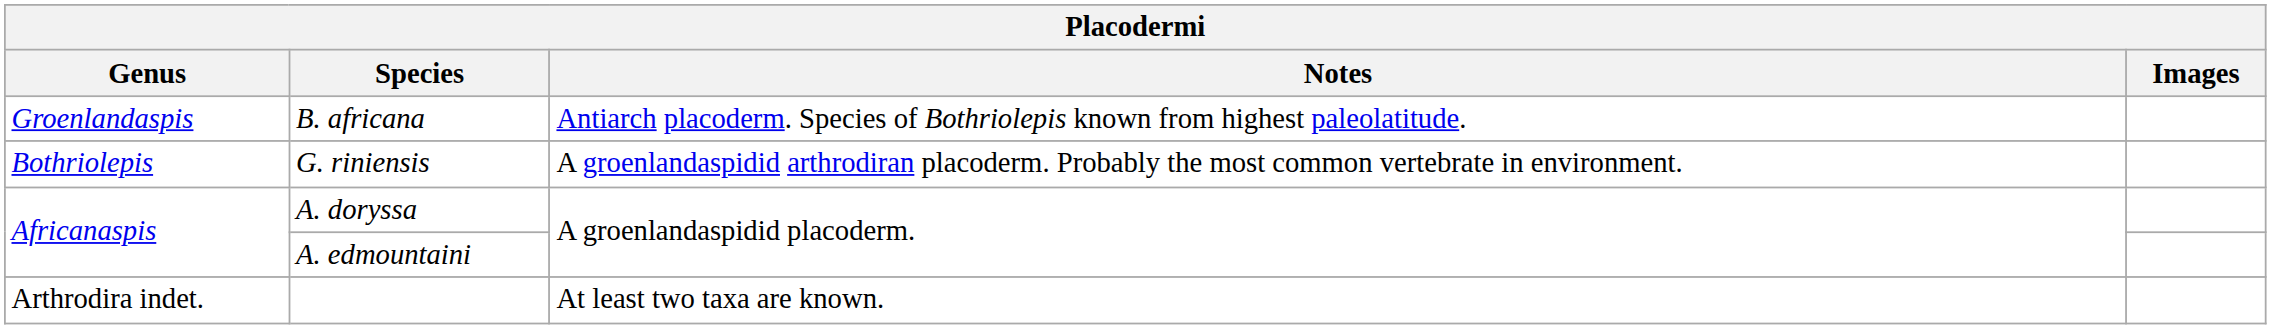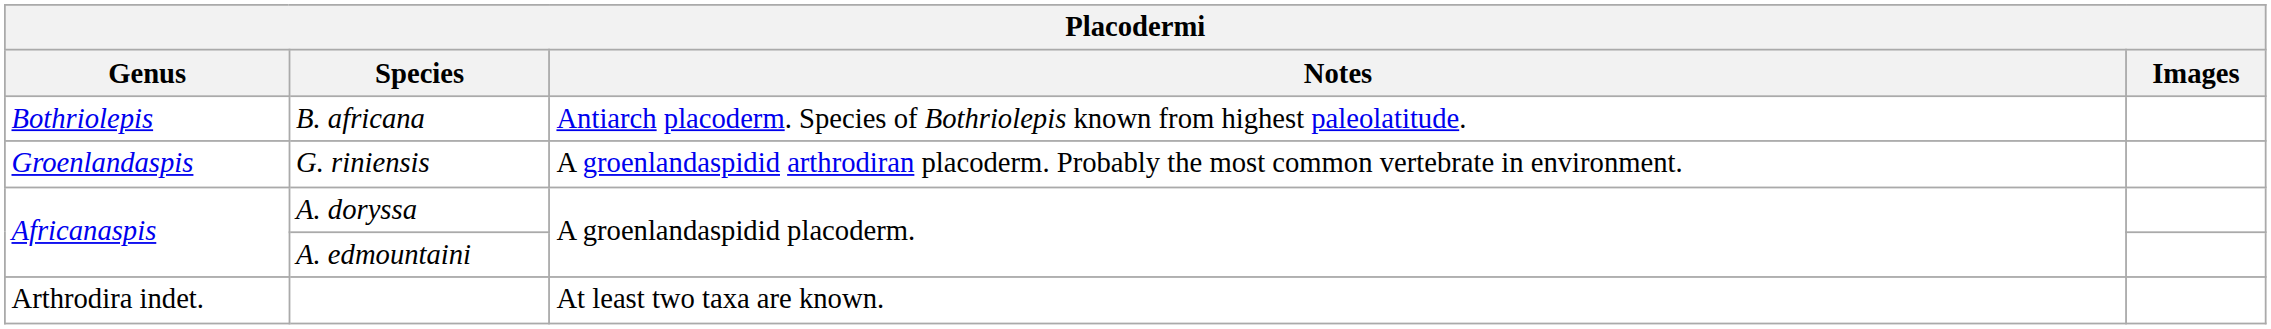(102, 118) Groenlandaspis -> (82, 118) Bothriolepis
(82, 163) Bothriolepis -> (102, 163) Groenlandaspis
